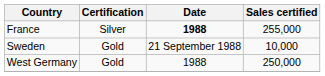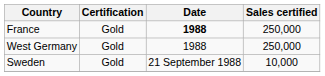(113, 29) Silver -> (113, 29) Gold
(282, 29) 255,000 -> (282, 29) 250,000
rows swapped: (26, 46) <-> (42, 63)
